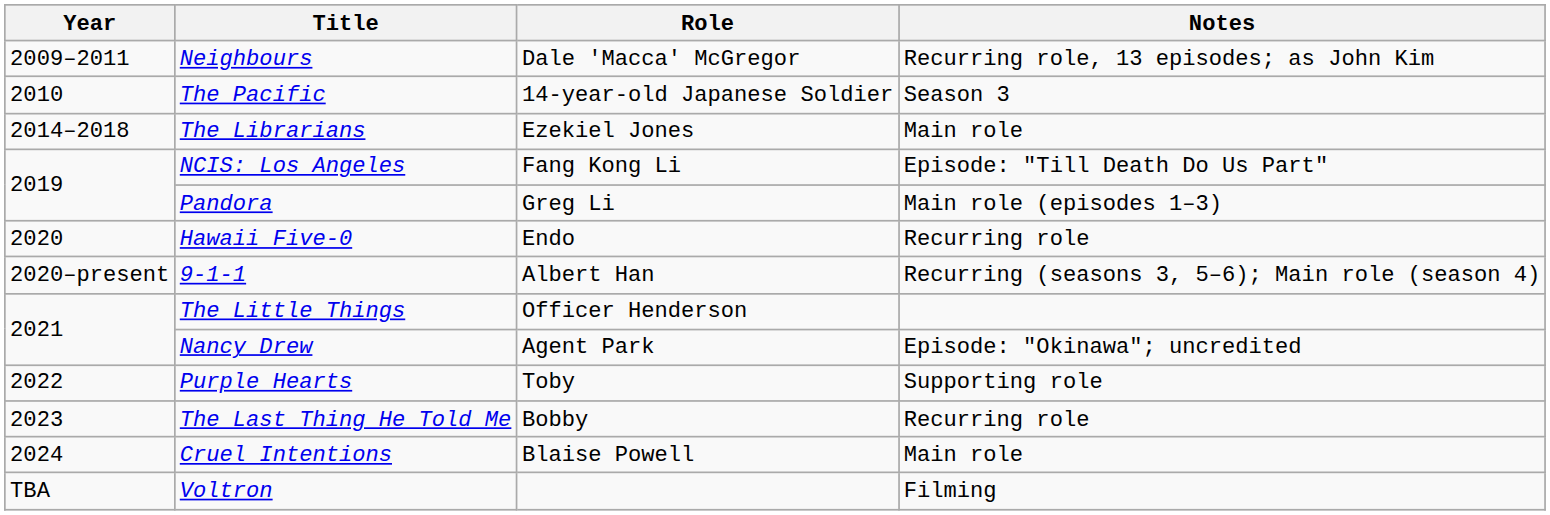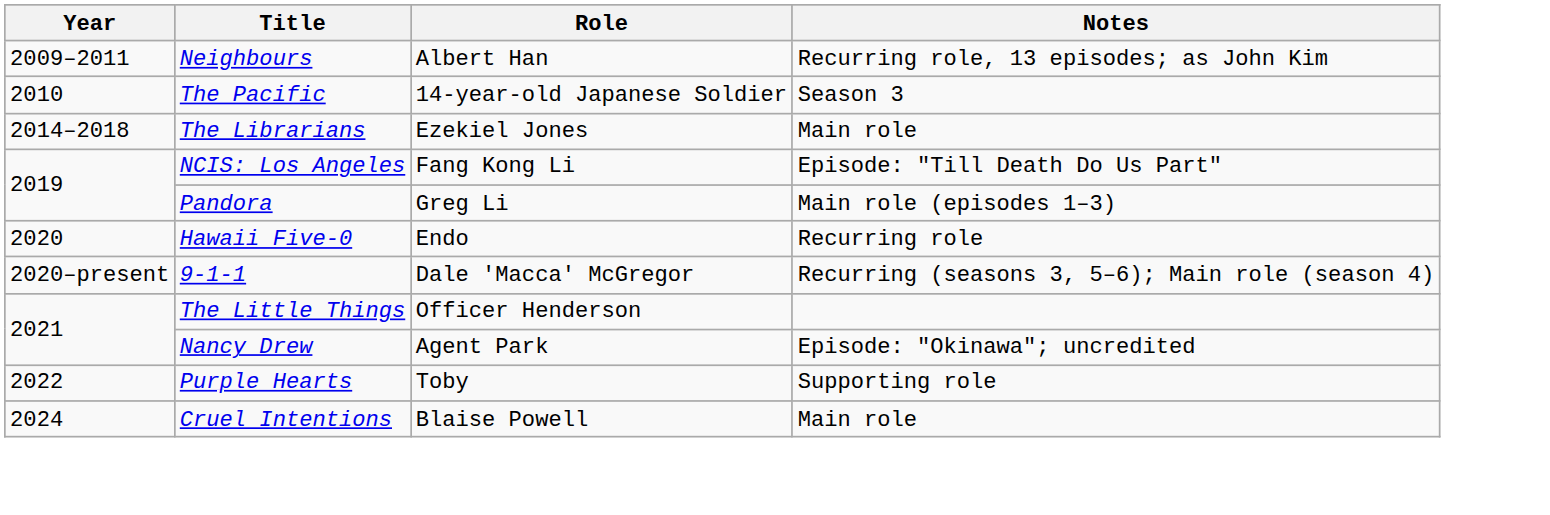(661, 59) Dale 'Macca' McGregor -> (482, 59) Albert Han
(588, 275) Albert Han -> (555, 275) Dale 'Macca' McGregor
- row: (346, 419)
- row: (226, 491)
